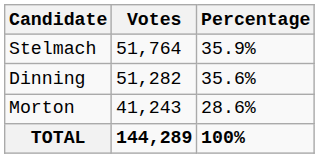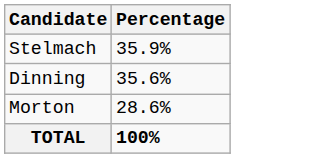- column: (154, 20)
